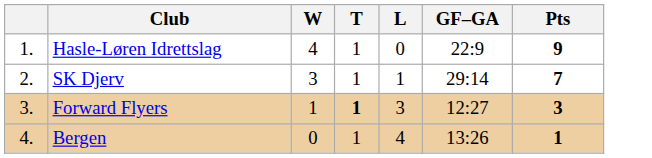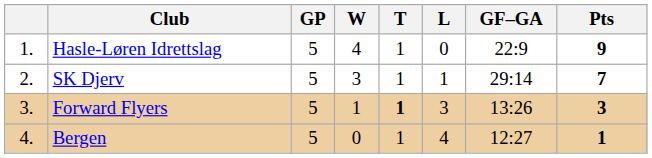+ column: (313, 19)
(467, 108) 12:27 -> (511, 108) 13:26
(467, 138) 13:26 -> (511, 138) 12:27
